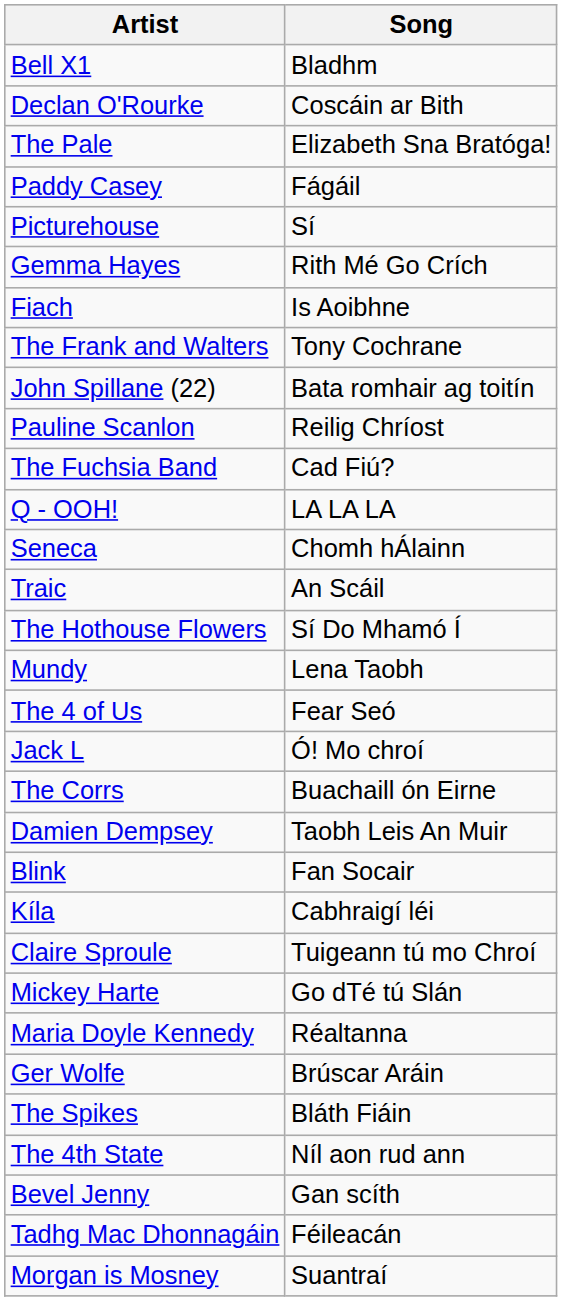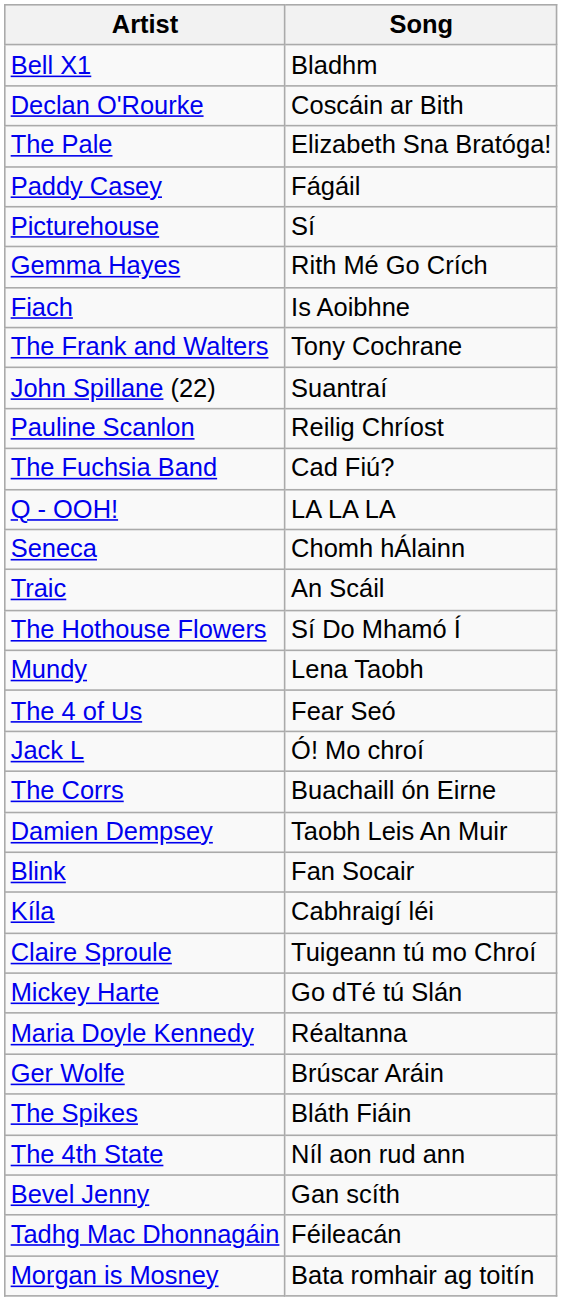(413, 387) Bata romhair ag toitín -> (339, 387) Suantraí
(339, 1275) Suantraí -> (413, 1275) Bata romhair ag toitín
